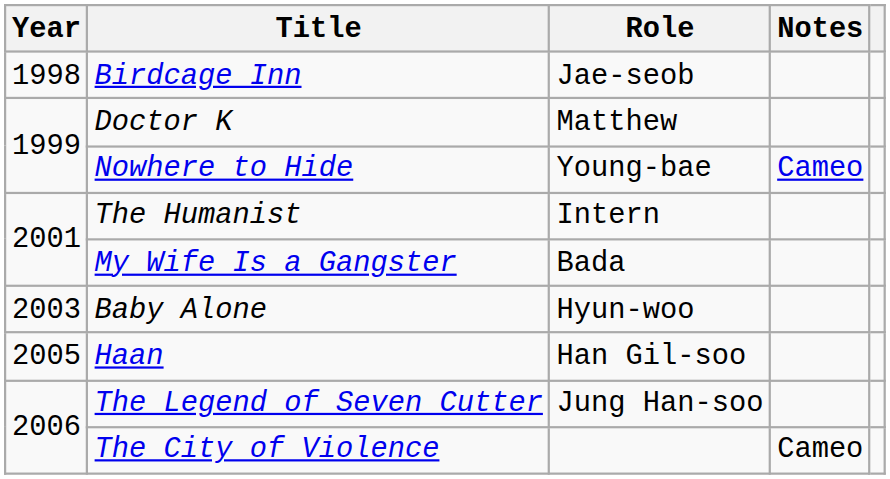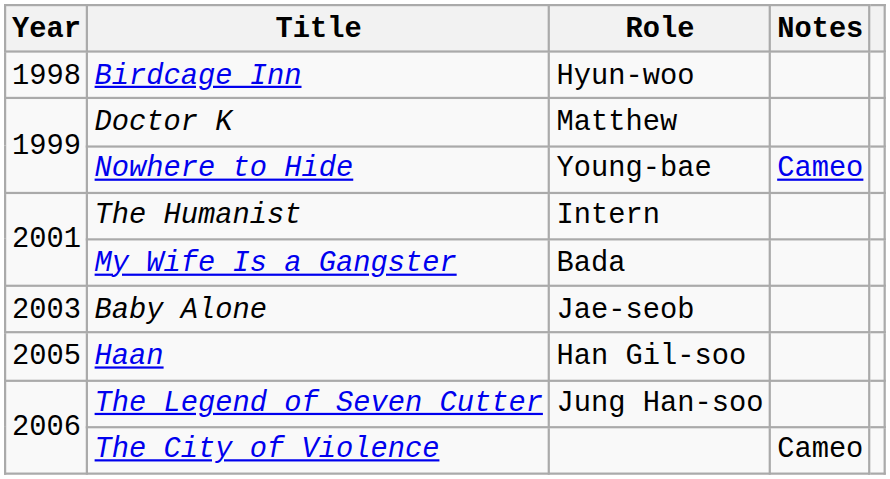(626, 75) Jae-seob -> (626, 75) Hyun-woo
(626, 309) Hyun-woo -> (626, 309) Jae-seob
